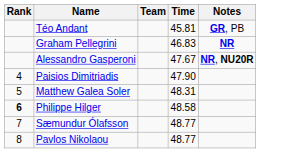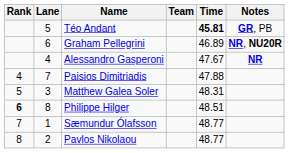+ column: (48, 12)
(183, 28) normal -> (211, 28) bold
(183, 44) 46.83 -> (211, 44) 46.89
(227, 44) NR -> (255, 44) NR, NU20R
(227, 60) NR, NU20R -> (255, 60) NR
(183, 76) 47.90 -> (211, 76) 47.88
(183, 108) 48.58 -> (211, 108) 48.51
